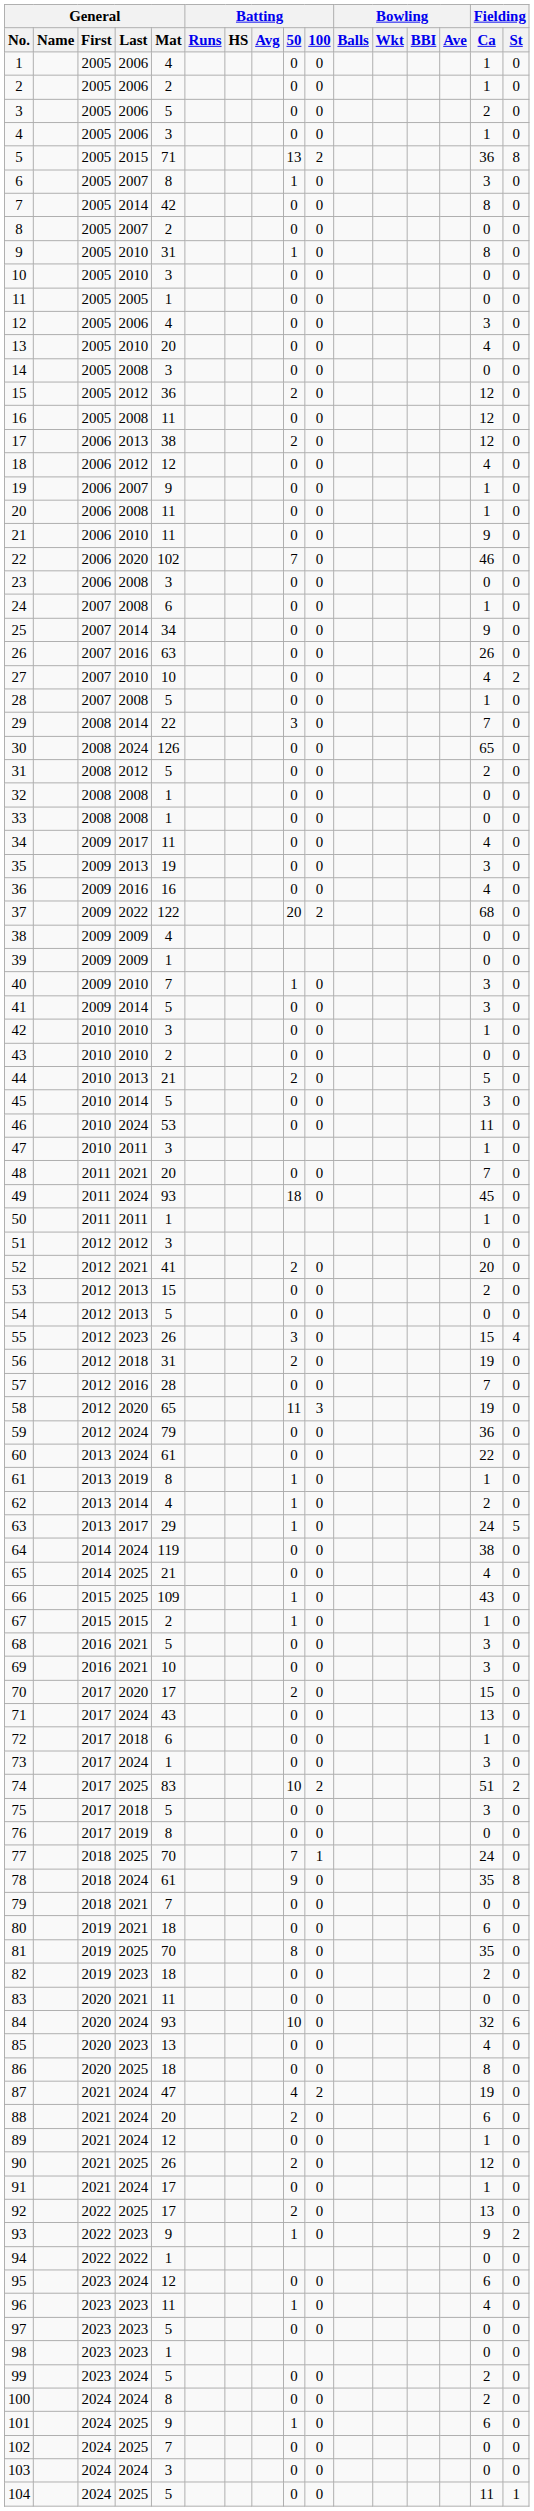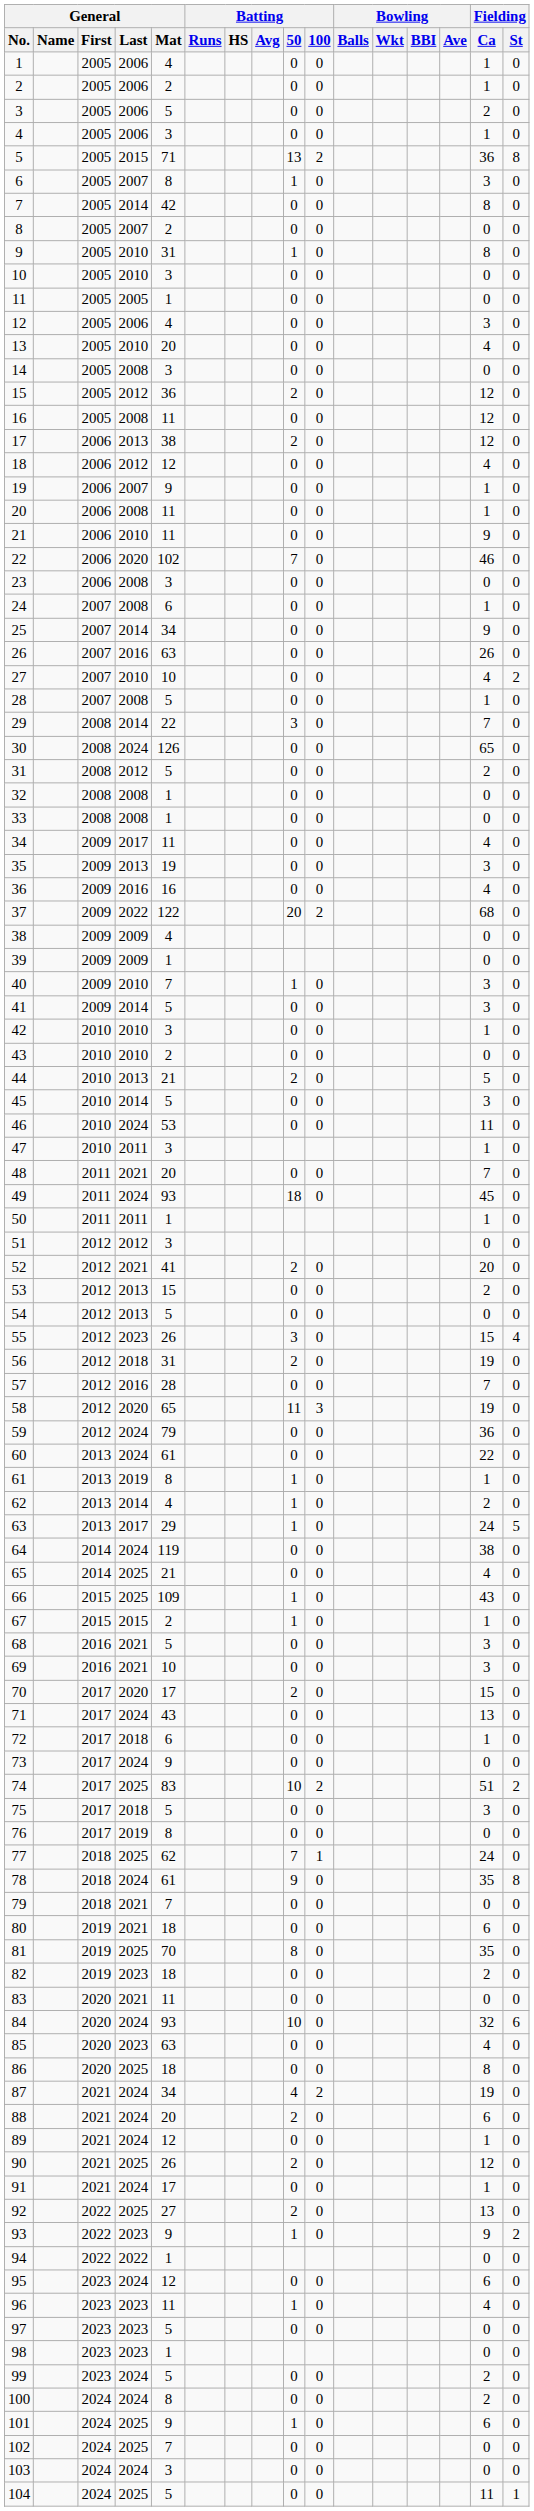(168, 1762) 1 -> (168, 1762) 9
(487, 1762) 3 -> (487, 1762) 0
(168, 1857) 70 -> (168, 1857) 62
(168, 2045) 13 -> (168, 2045) 63
(168, 2092) 47 -> (168, 2092) 34
(168, 2210) 17 -> (168, 2210) 27
